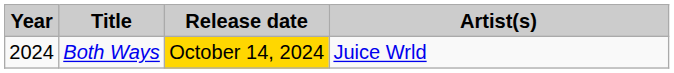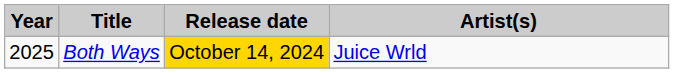(32, 52) 2024 -> (32, 52) 2025
